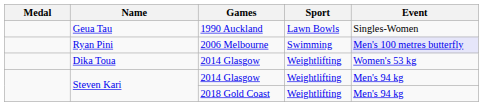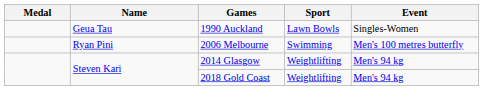(408, 45) lavender background -> (408, 45) no background
- row: (94, 61)
